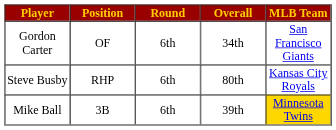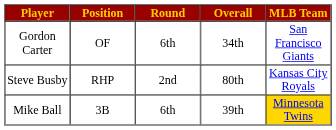(168, 79) 6th -> (168, 79) 2nd
